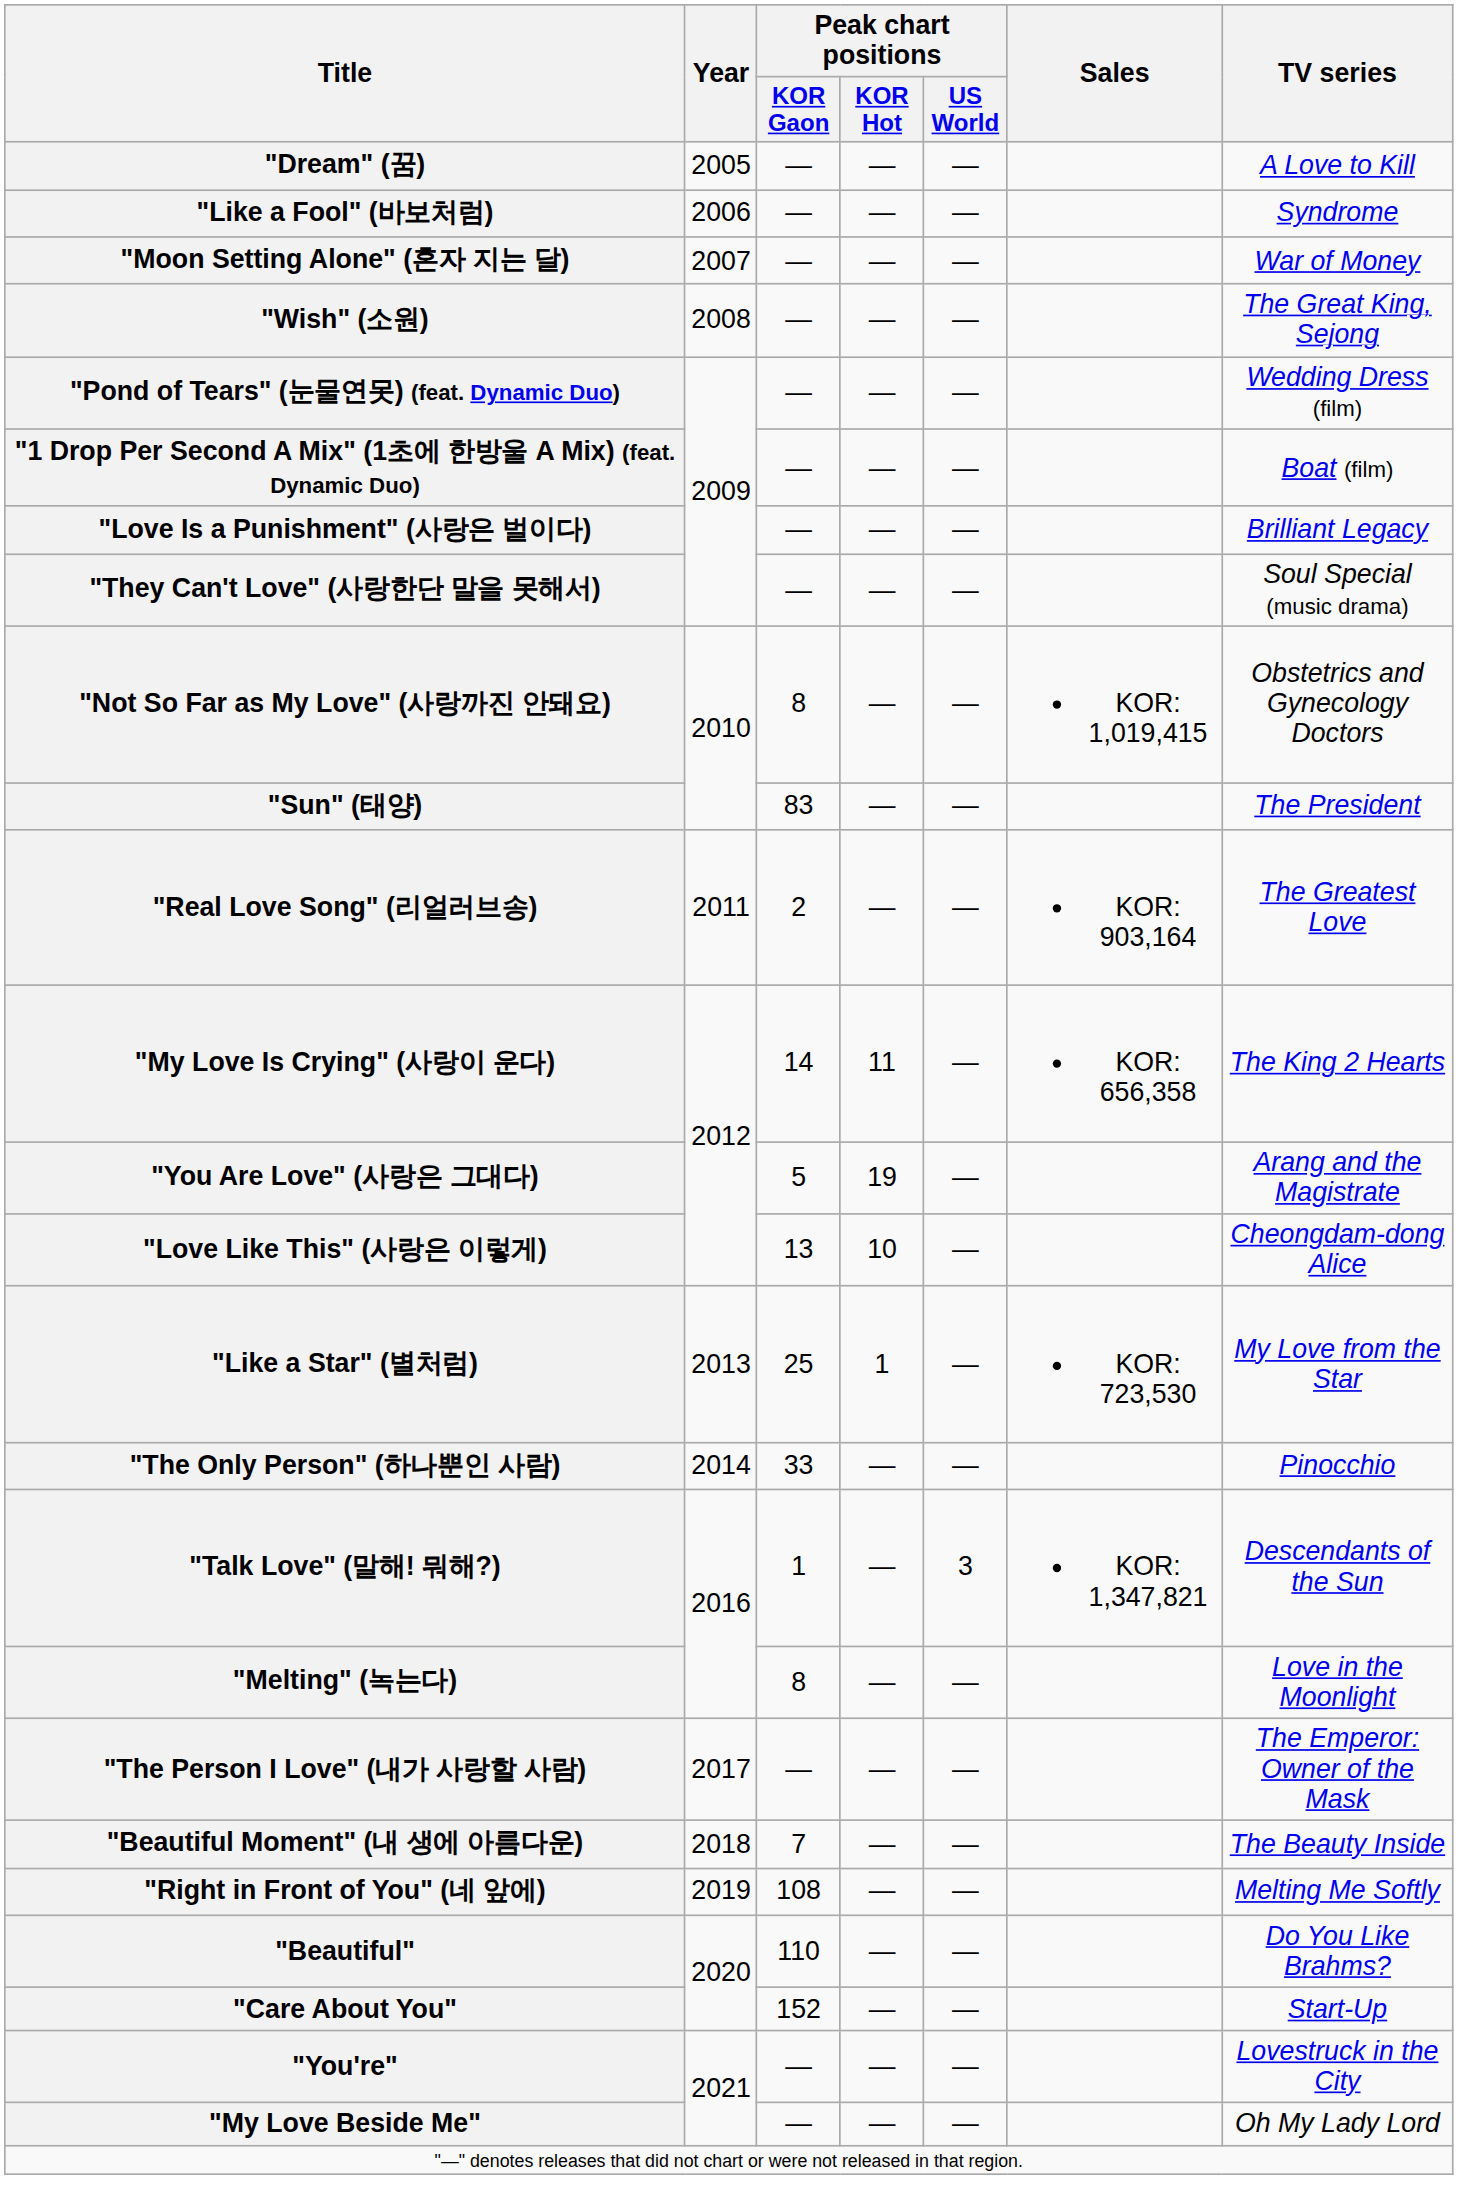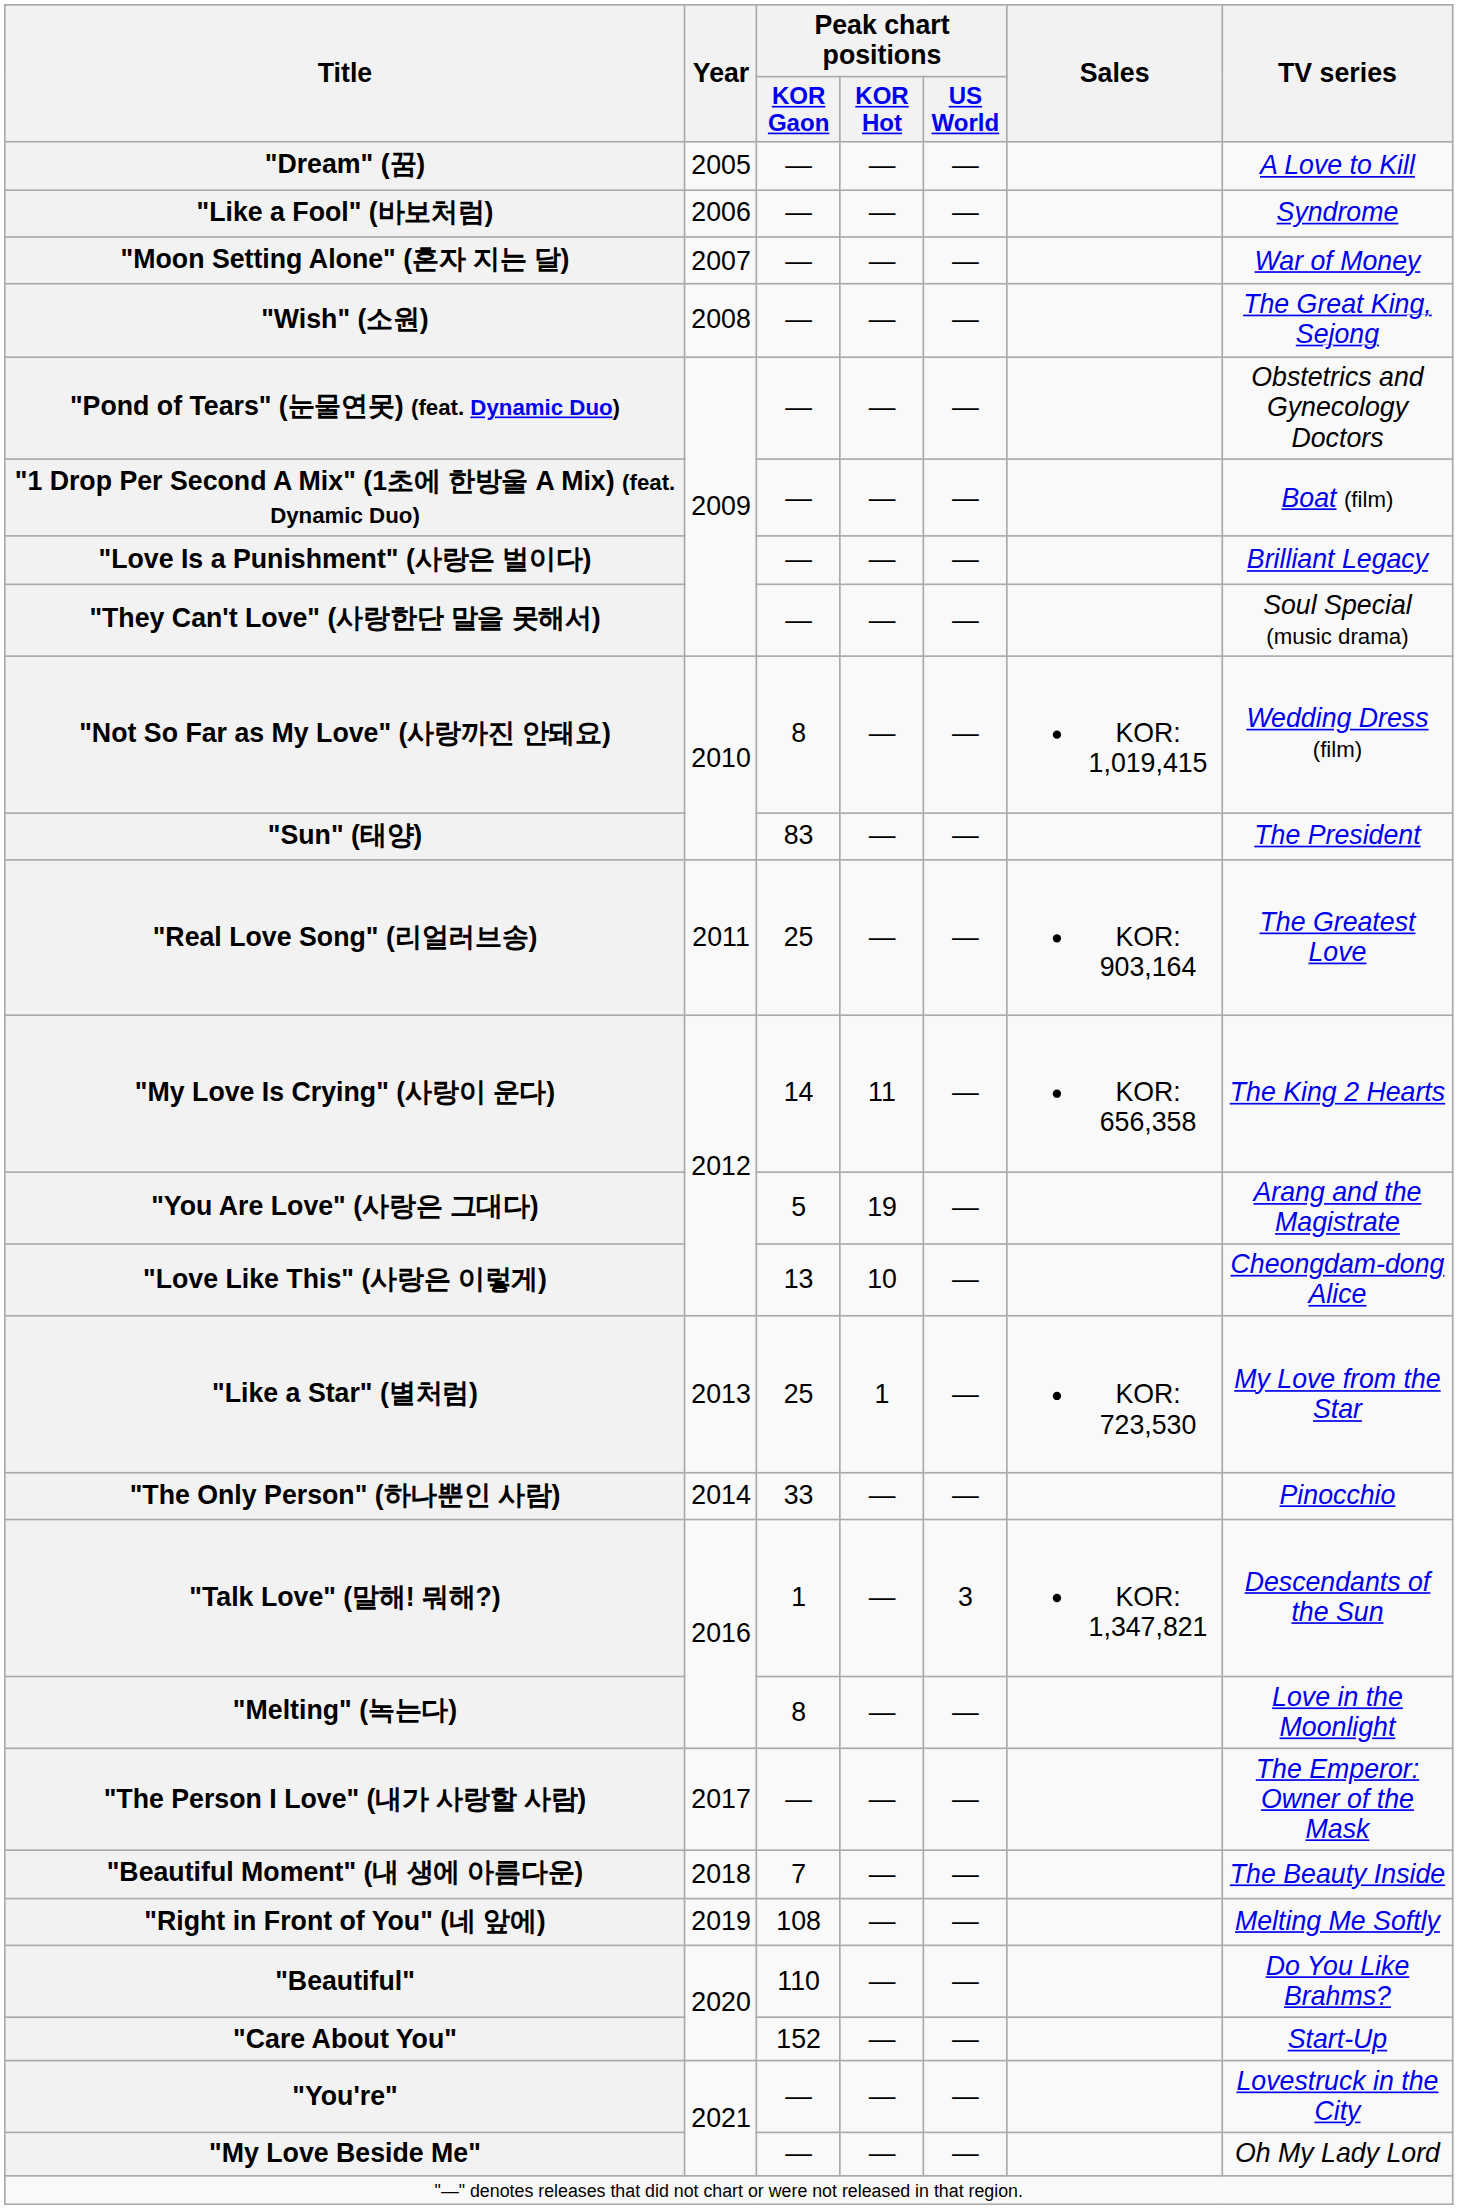(1337, 392) Wedding Dress (film) -> (1337, 407) Obstetrics and Gynecology Doctors
(1337, 703) Obstetrics and Gynecology Doctors -> (1337, 733) Wedding Dress (film)
(799, 907) 2 -> (799, 937) 25
